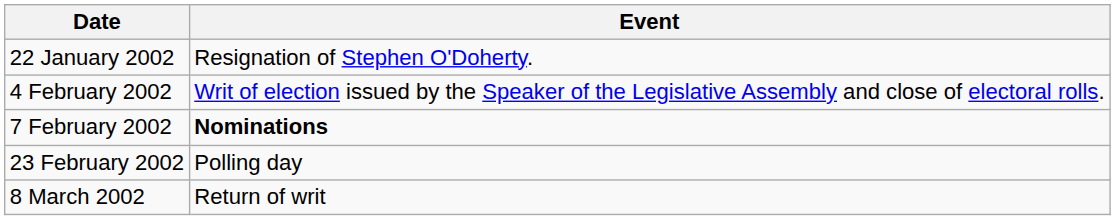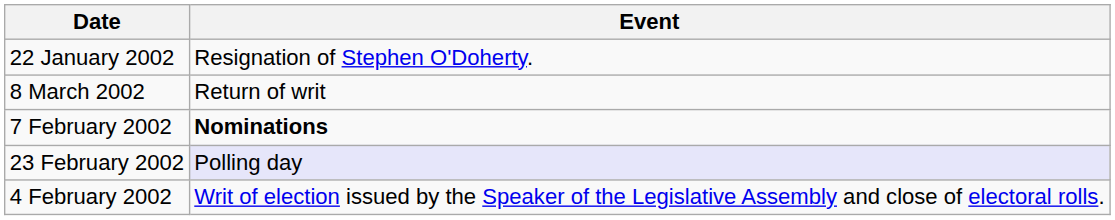rows swapped: (91, 92) <-> (77, 197)
(248, 162) no background -> (248, 162) lavender background
